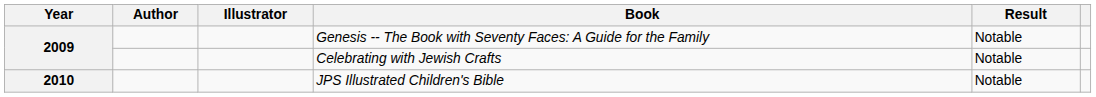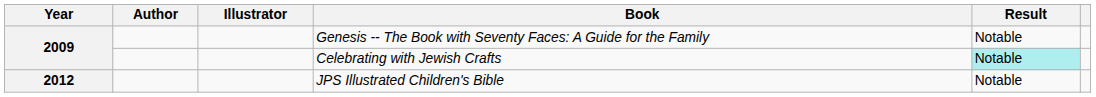(998, 59) no background -> (998, 59) paleturquoise background
(59, 80) 2010 -> (59, 80) 2012
